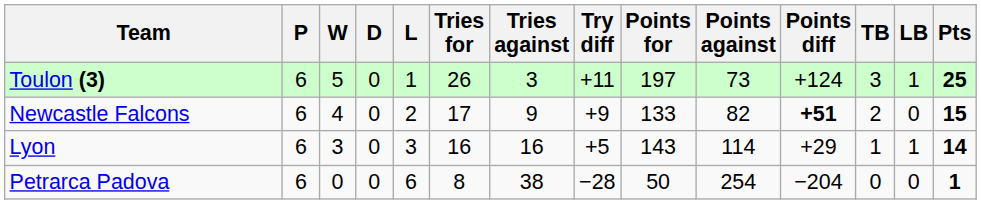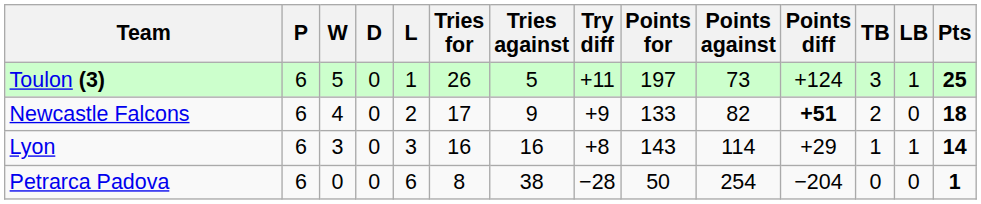(532, 79) 3 -> (532, 79) 5
(955, 113) 15 -> (955, 113) 18
(597, 147) +5 -> (597, 147) +8
